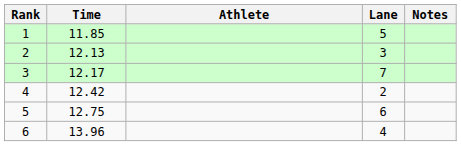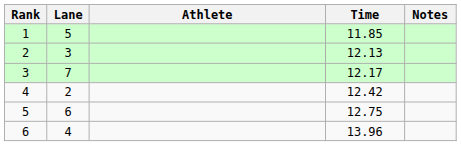columns swapped: (383, 14) <-> (87, 14)
